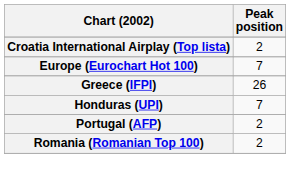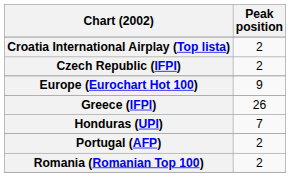+ row: (119, 66)
(259, 66) 7 -> (259, 85) 9
